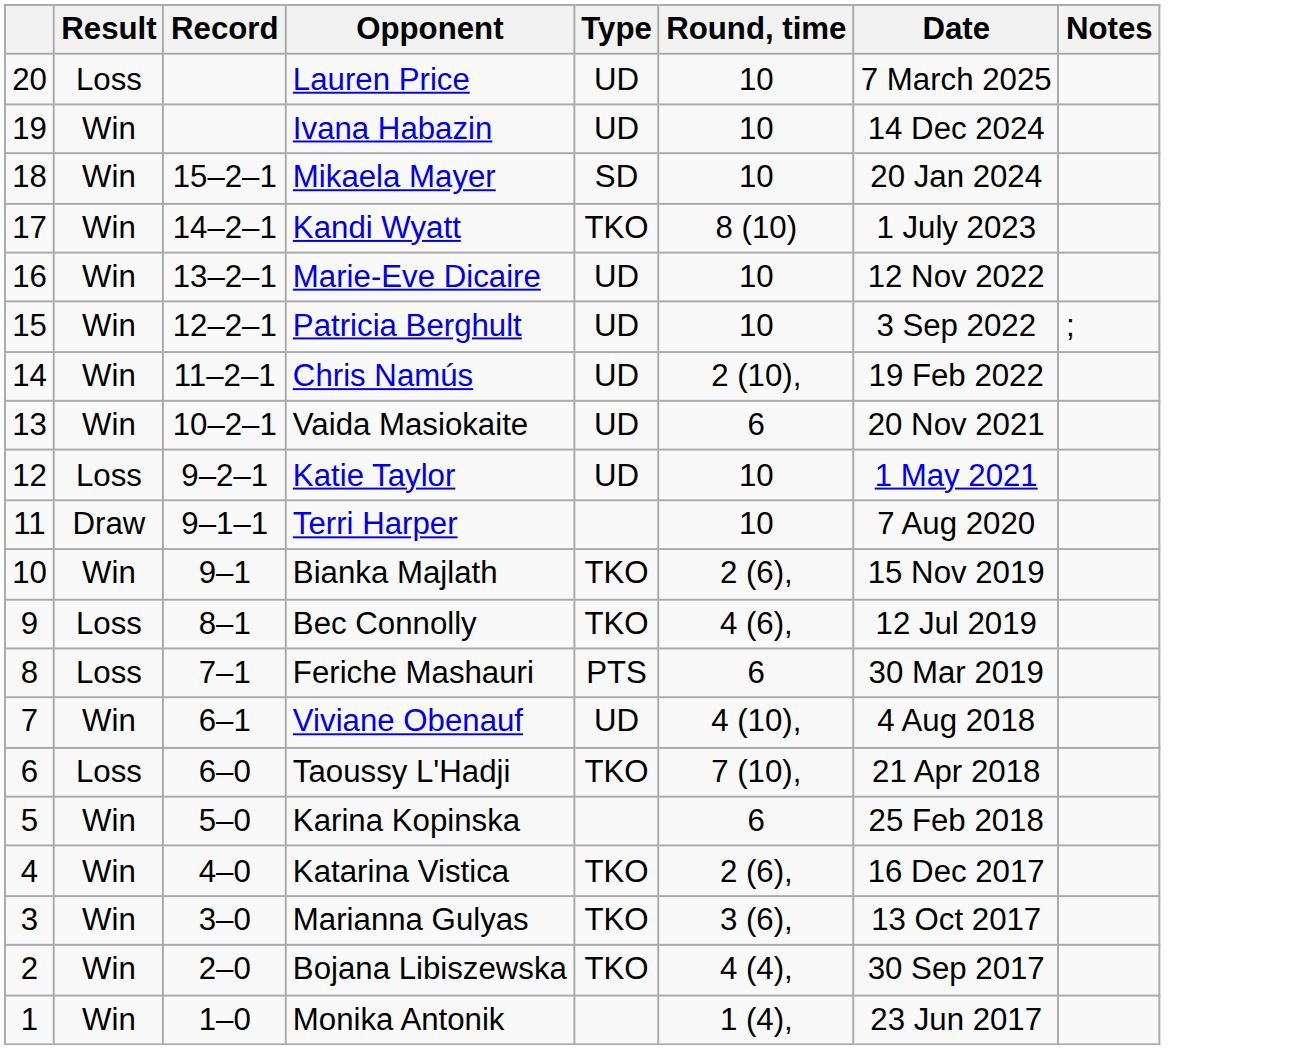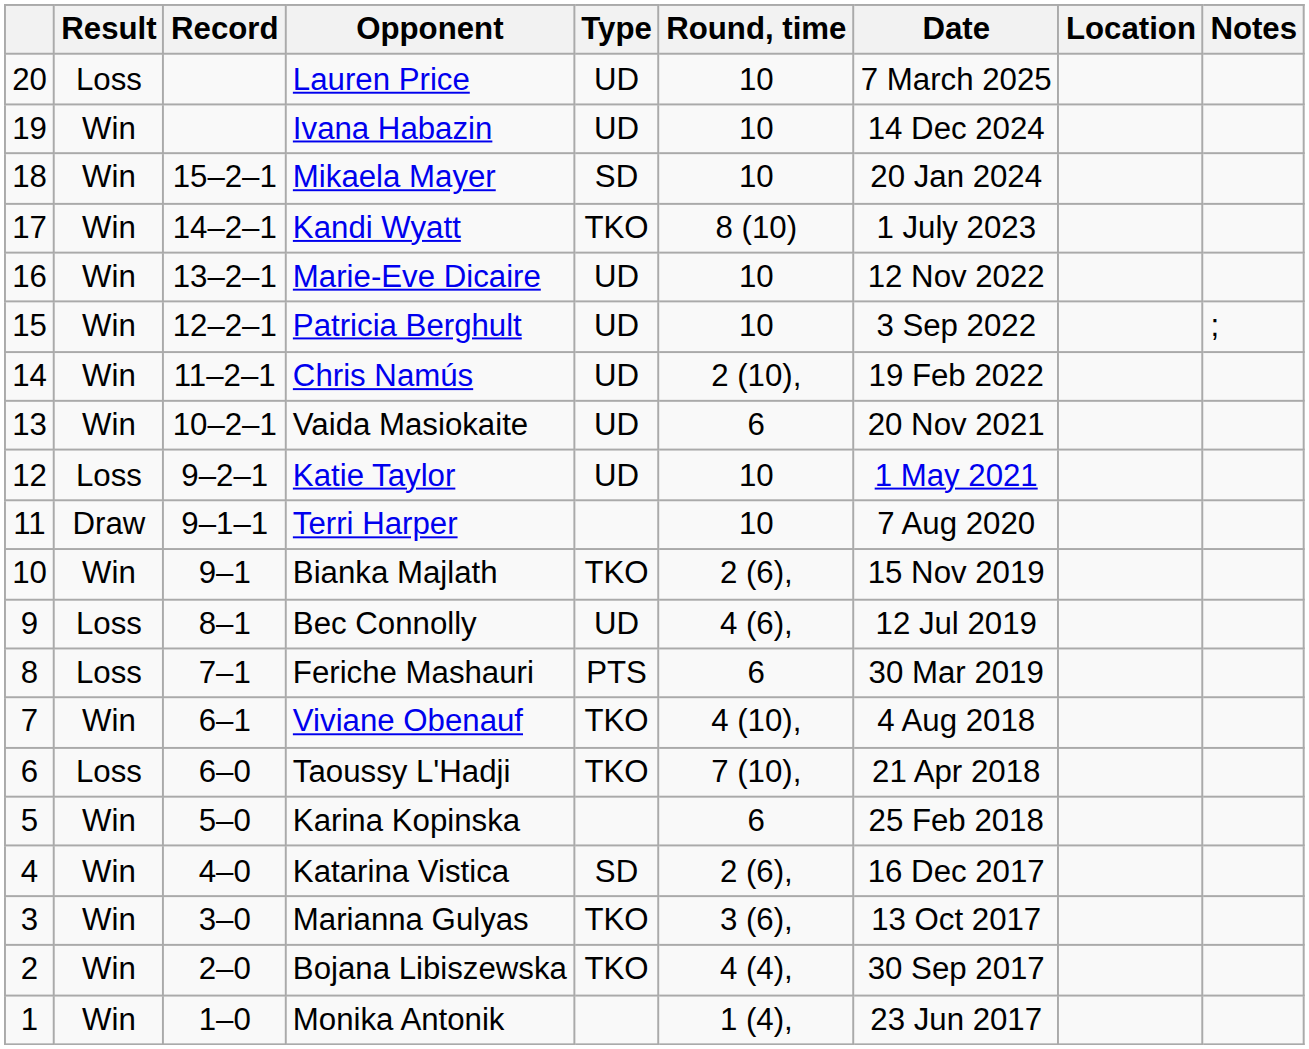+ column: (1131, 29)
(617, 623) TKO -> (617, 623) UD
(617, 721) UD -> (617, 721) TKO
(617, 870) TKO -> (617, 870) SD
